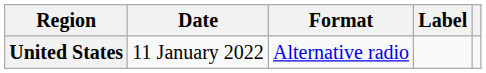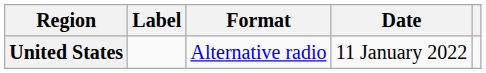columns swapped: (198, 20) <-> (443, 20)
